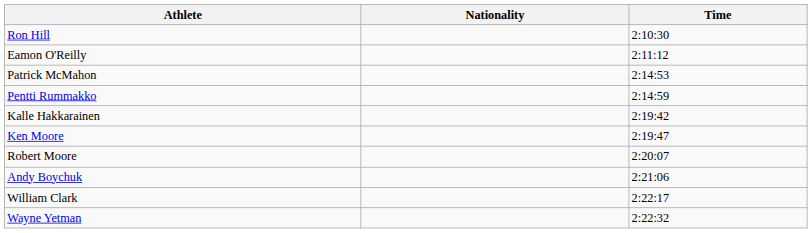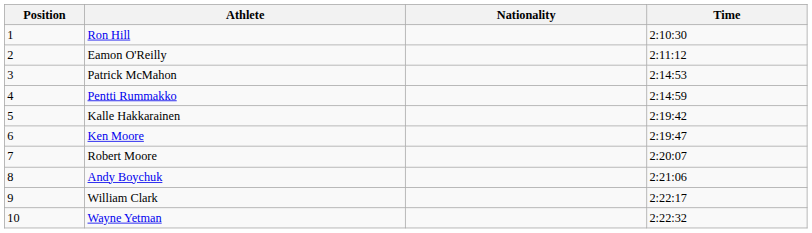+ column: (45, 14)
